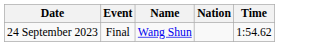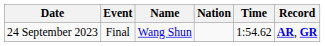+ column: (297, 13)
